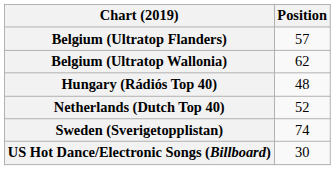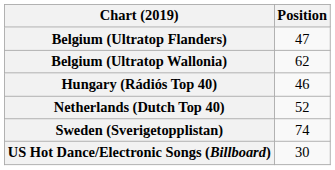(302, 38) 57 -> (302, 38) 47
(302, 84) 48 -> (302, 84) 46
